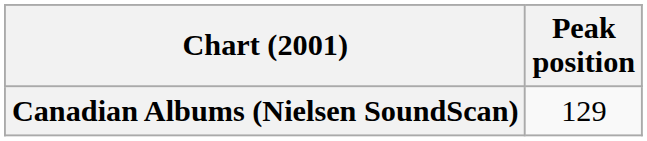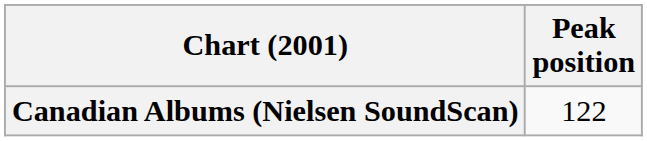(584, 110) 129 -> (584, 110) 122
